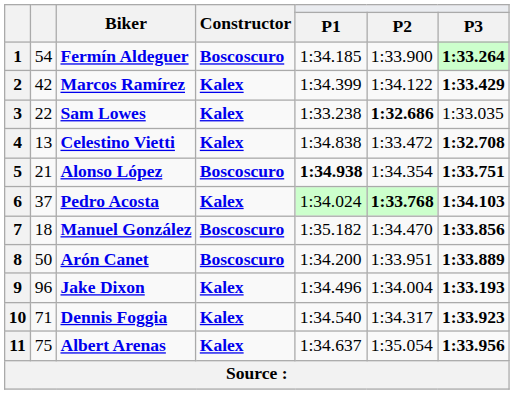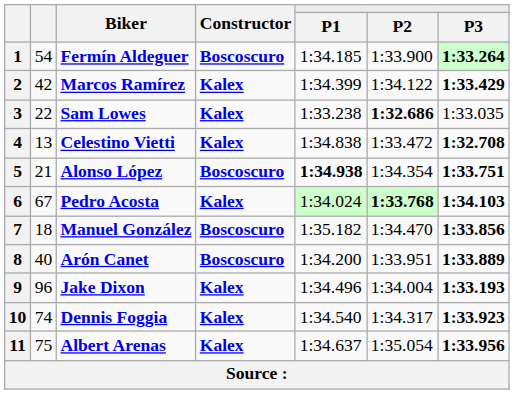(43, 200) 37 -> (43, 200) 67
(43, 258) 50 -> (43, 258) 40
(43, 316) 71 -> (43, 316) 74
